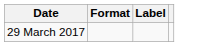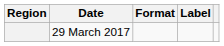+ column: (27, 13)
